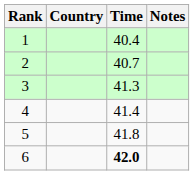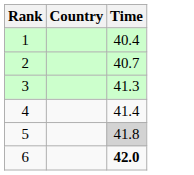- column: (168, 16)
(126, 134) no background -> (126, 134) lightgrey background
